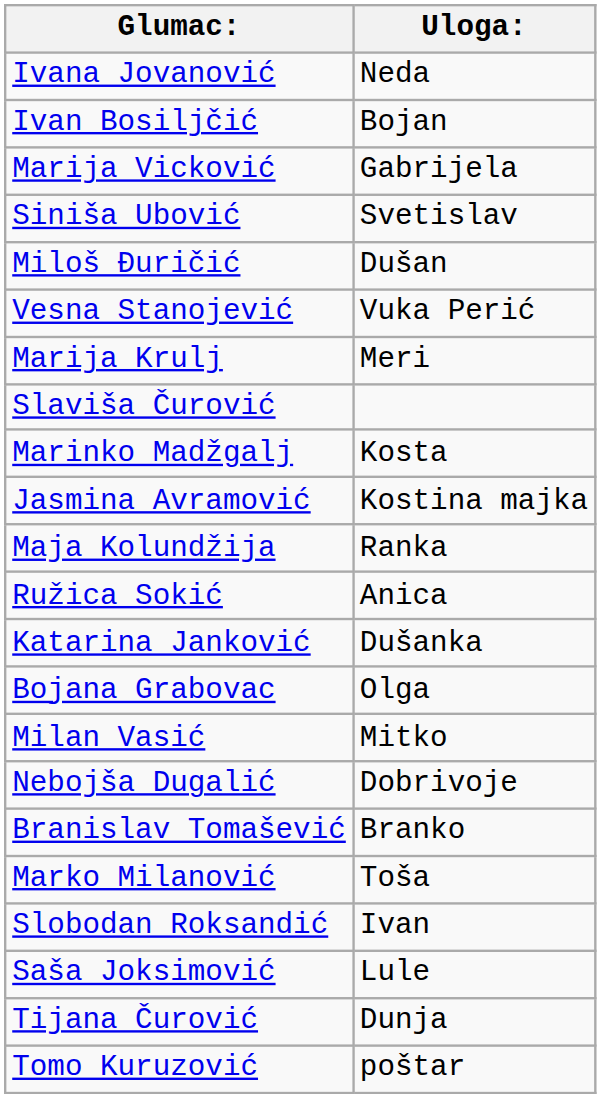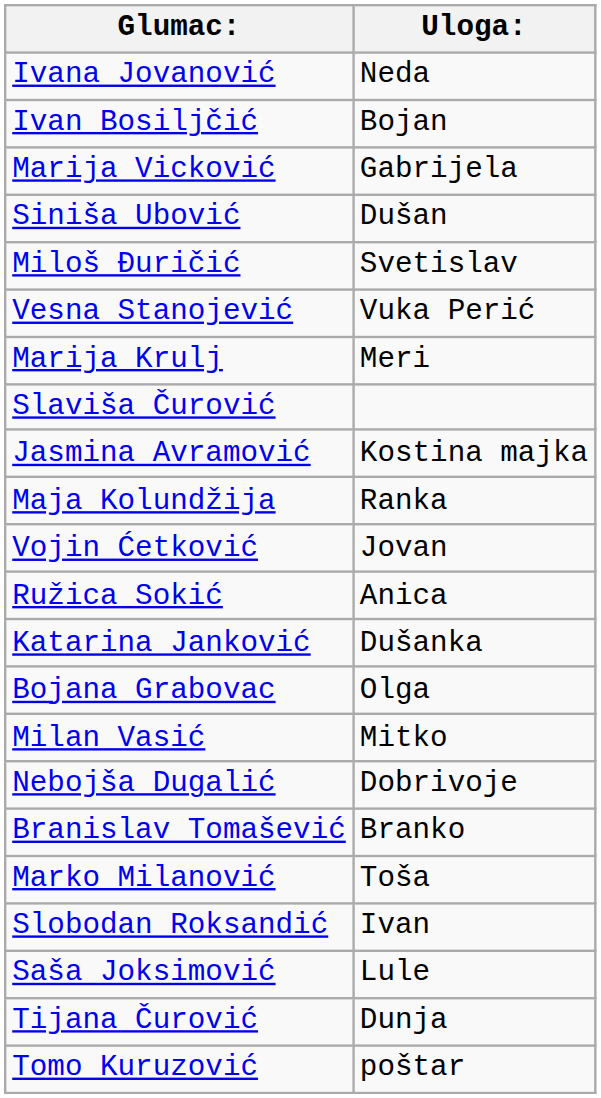(439, 218) Svetislav -> (404, 218) Dušan
(404, 265) Dušan -> (439, 265) Svetislav
- row: (153, 454)
+ row: (135, 549)
